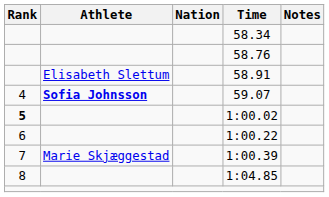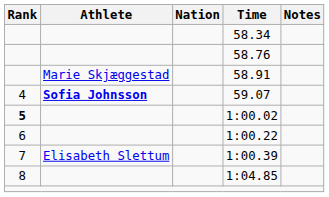(106, 75) Elisabeth Slettum -> (106, 75) Marie Skjæggestad
(106, 155) Marie Skjæggestad -> (106, 155) Elisabeth Slettum
